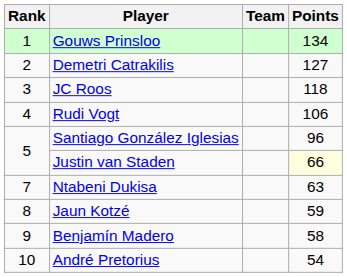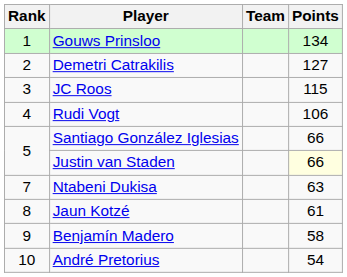(315, 89) 118 -> (315, 89) 115
(315, 138) 96 -> (315, 138) 66
(315, 211) 59 -> (315, 211) 61
